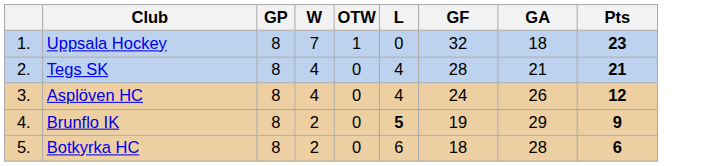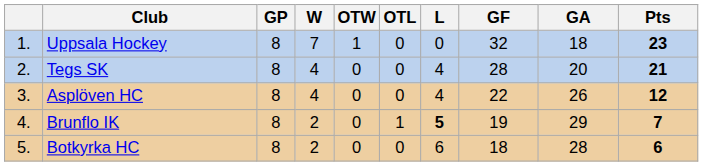+ column: (400, 17)
(538, 69) 21 -> (578, 69) 20
(458, 95) 24 -> (499, 95) 22
(617, 122) 9 -> (658, 122) 7
